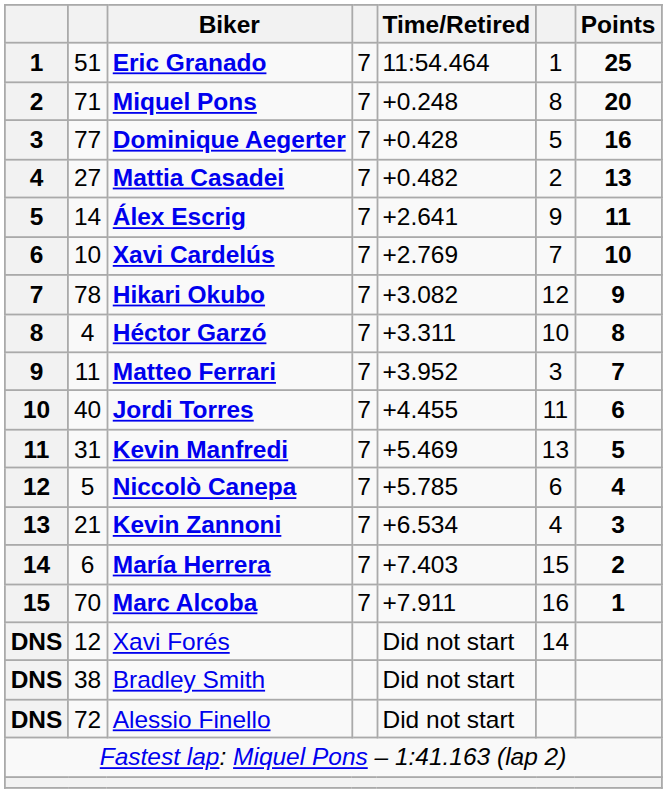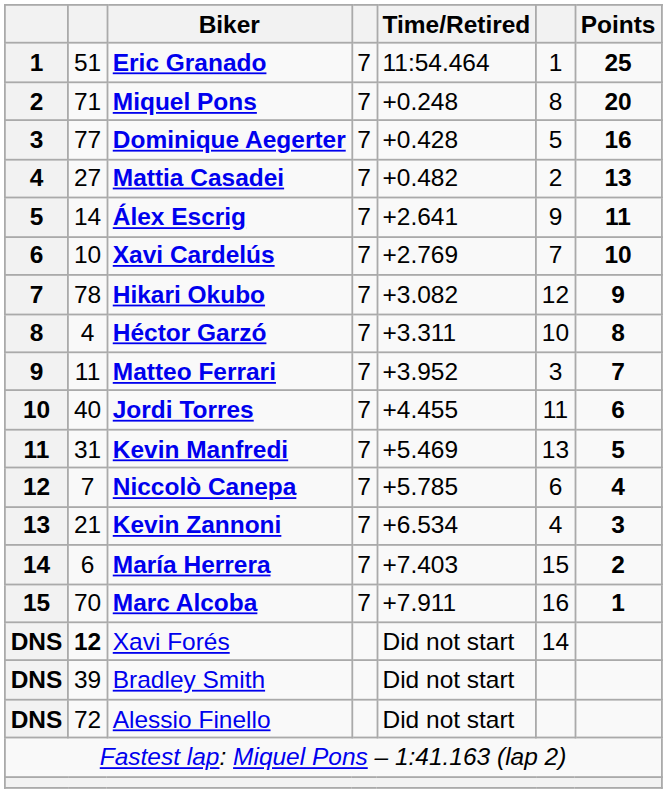(88, 487) 5 -> (88, 487) 7
(88, 641) normal -> (88, 641) bold
(88, 680) 38 -> (88, 680) 39
